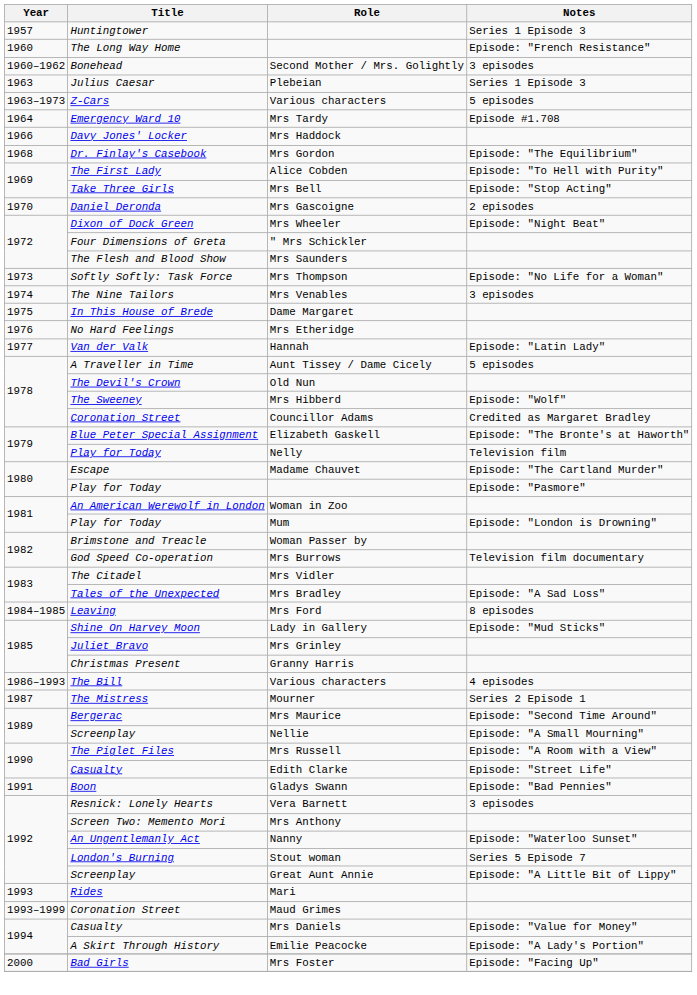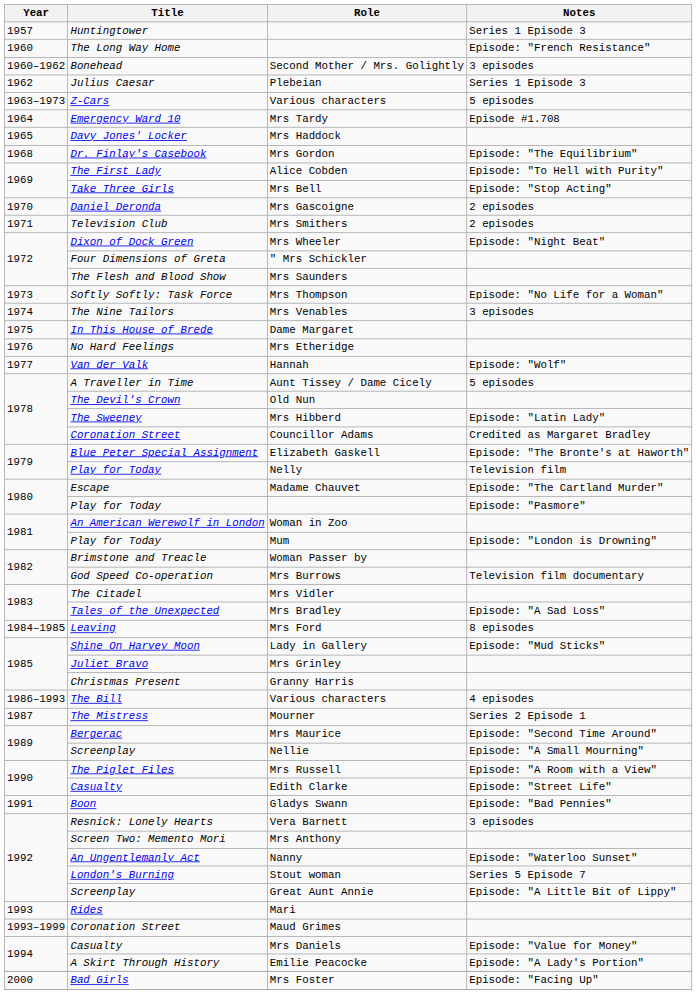(20, 84) 1963 -> (20, 84) 1962
(20, 136) 1966 -> (20, 136) 1965
+ row: (119, 224)
(537, 347) Episode: "Latin Lady" -> (518, 365) Episode: "Wolf"
(518, 400) Episode: "Wolf" -> (537, 418) Episode: "Latin Lady"
